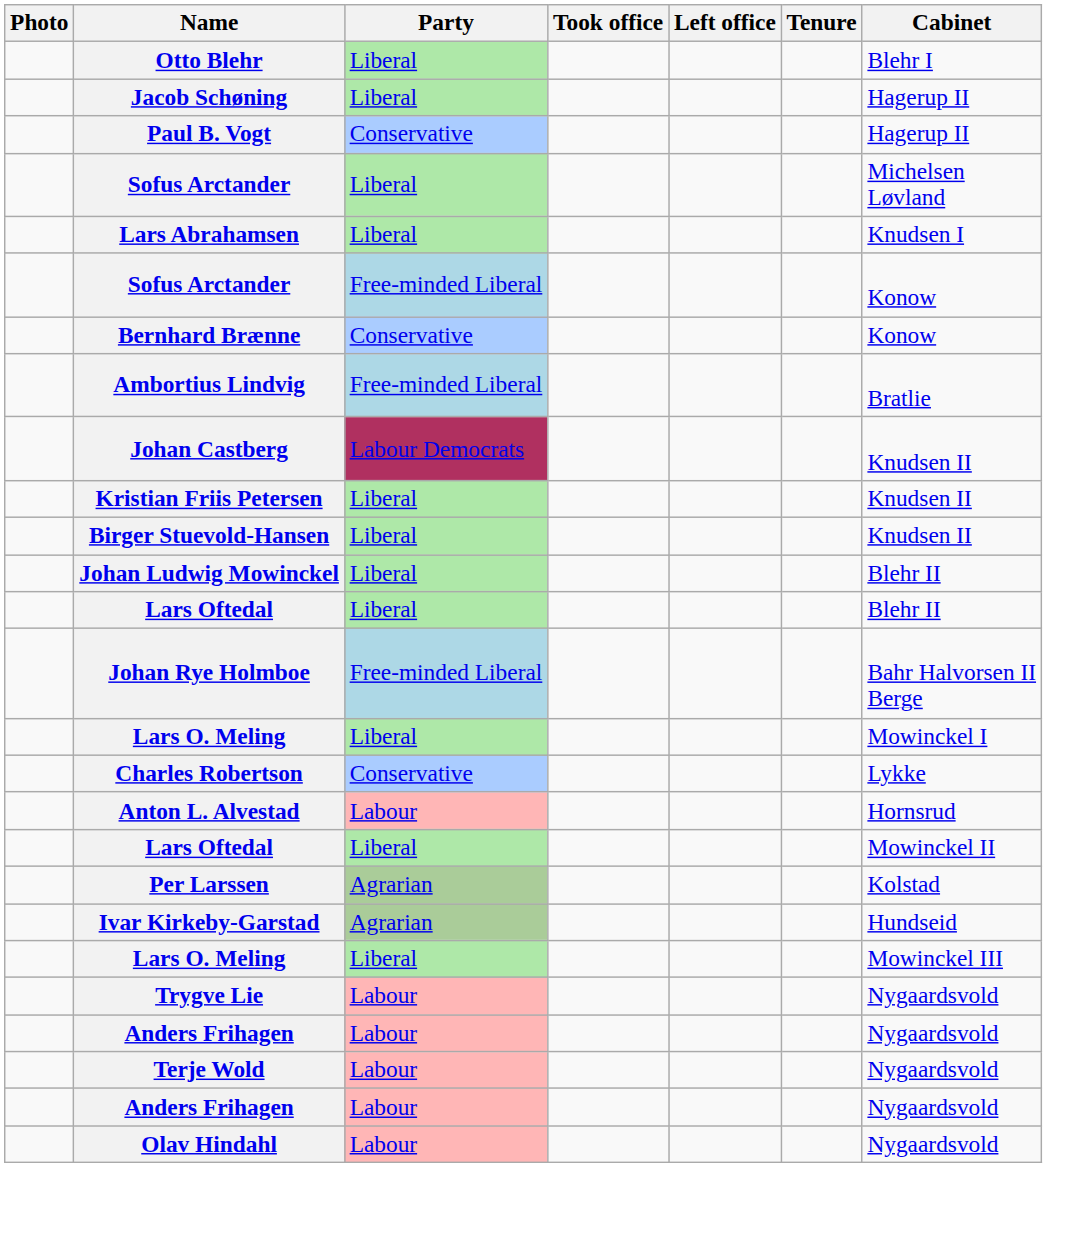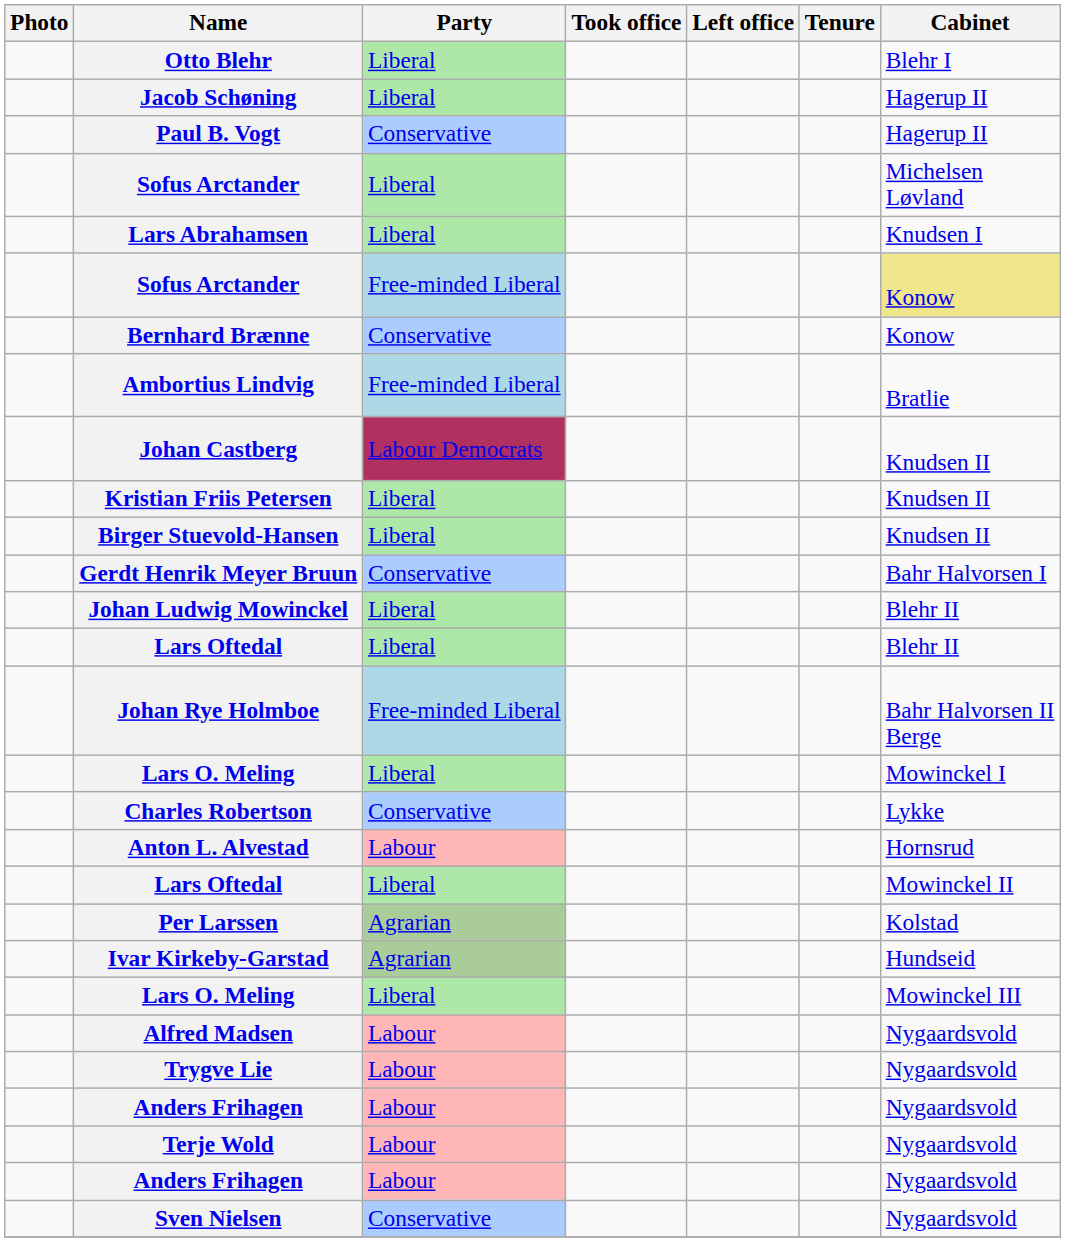(902, 297) no background -> (920, 297) khaki background
+ row: (218, 572)
+ row: (218, 1032)
- row: (209, 1143)
+ row: (218, 1218)
